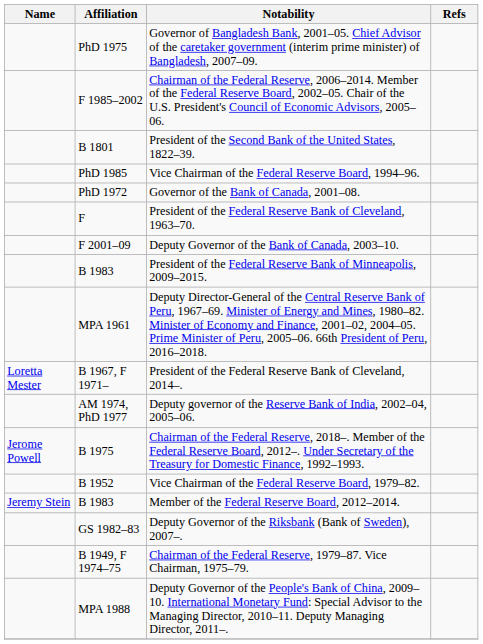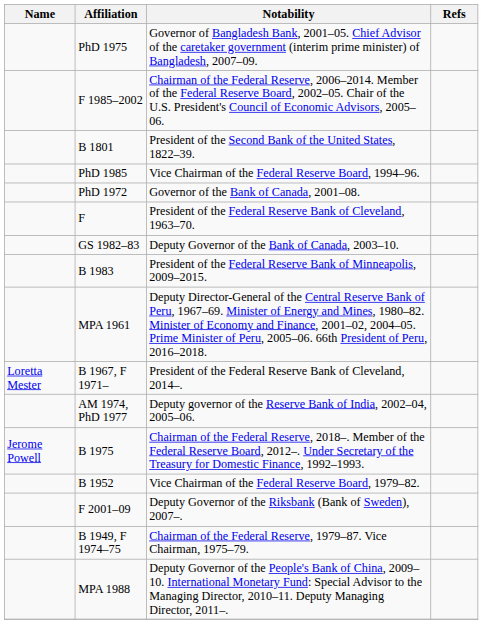(104, 244) F 2001–09 -> (109, 244) GS 1982–83
- row: (274, 503)
(109, 529) GS 1982–83 -> (104, 509) F 2001–09
